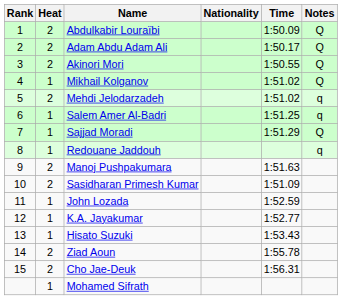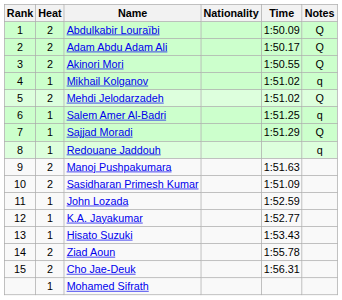(320, 81) Q -> (320, 81) q
(320, 99) q -> (320, 99) Q
